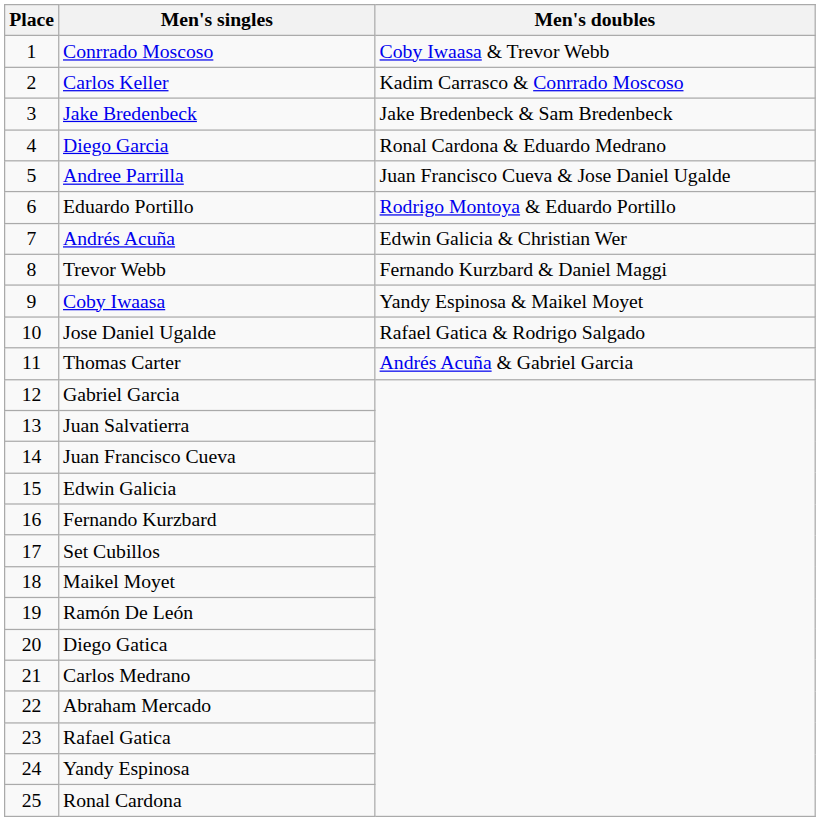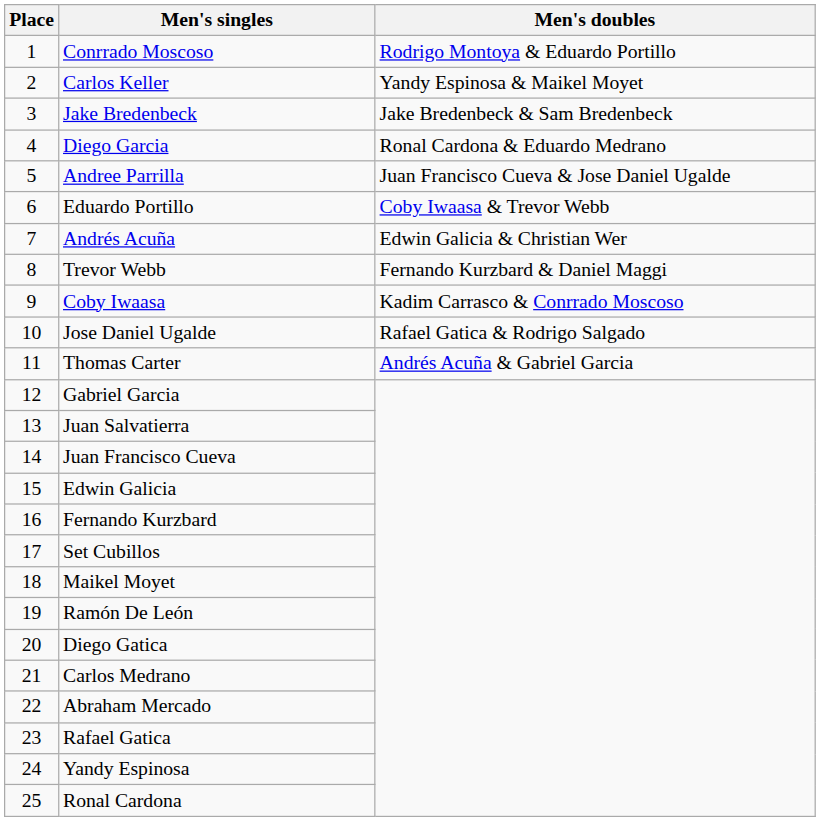(495, 51) Coby Iwaasa & Trevor Webb -> (528, 51) Rodrigo Montoya & Eduardo Portillo
(532, 82) Kadim Carrasco & Conrrado Moscoso -> (511, 82) Yandy Espinosa & Maikel Moyet
(528, 207) Rodrigo Montoya & Eduardo Portillo -> (495, 207) Coby Iwaasa & Trevor Webb
(511, 301) Yandy Espinosa & Maikel Moyet -> (532, 301) Kadim Carrasco & Conrrado Moscoso
